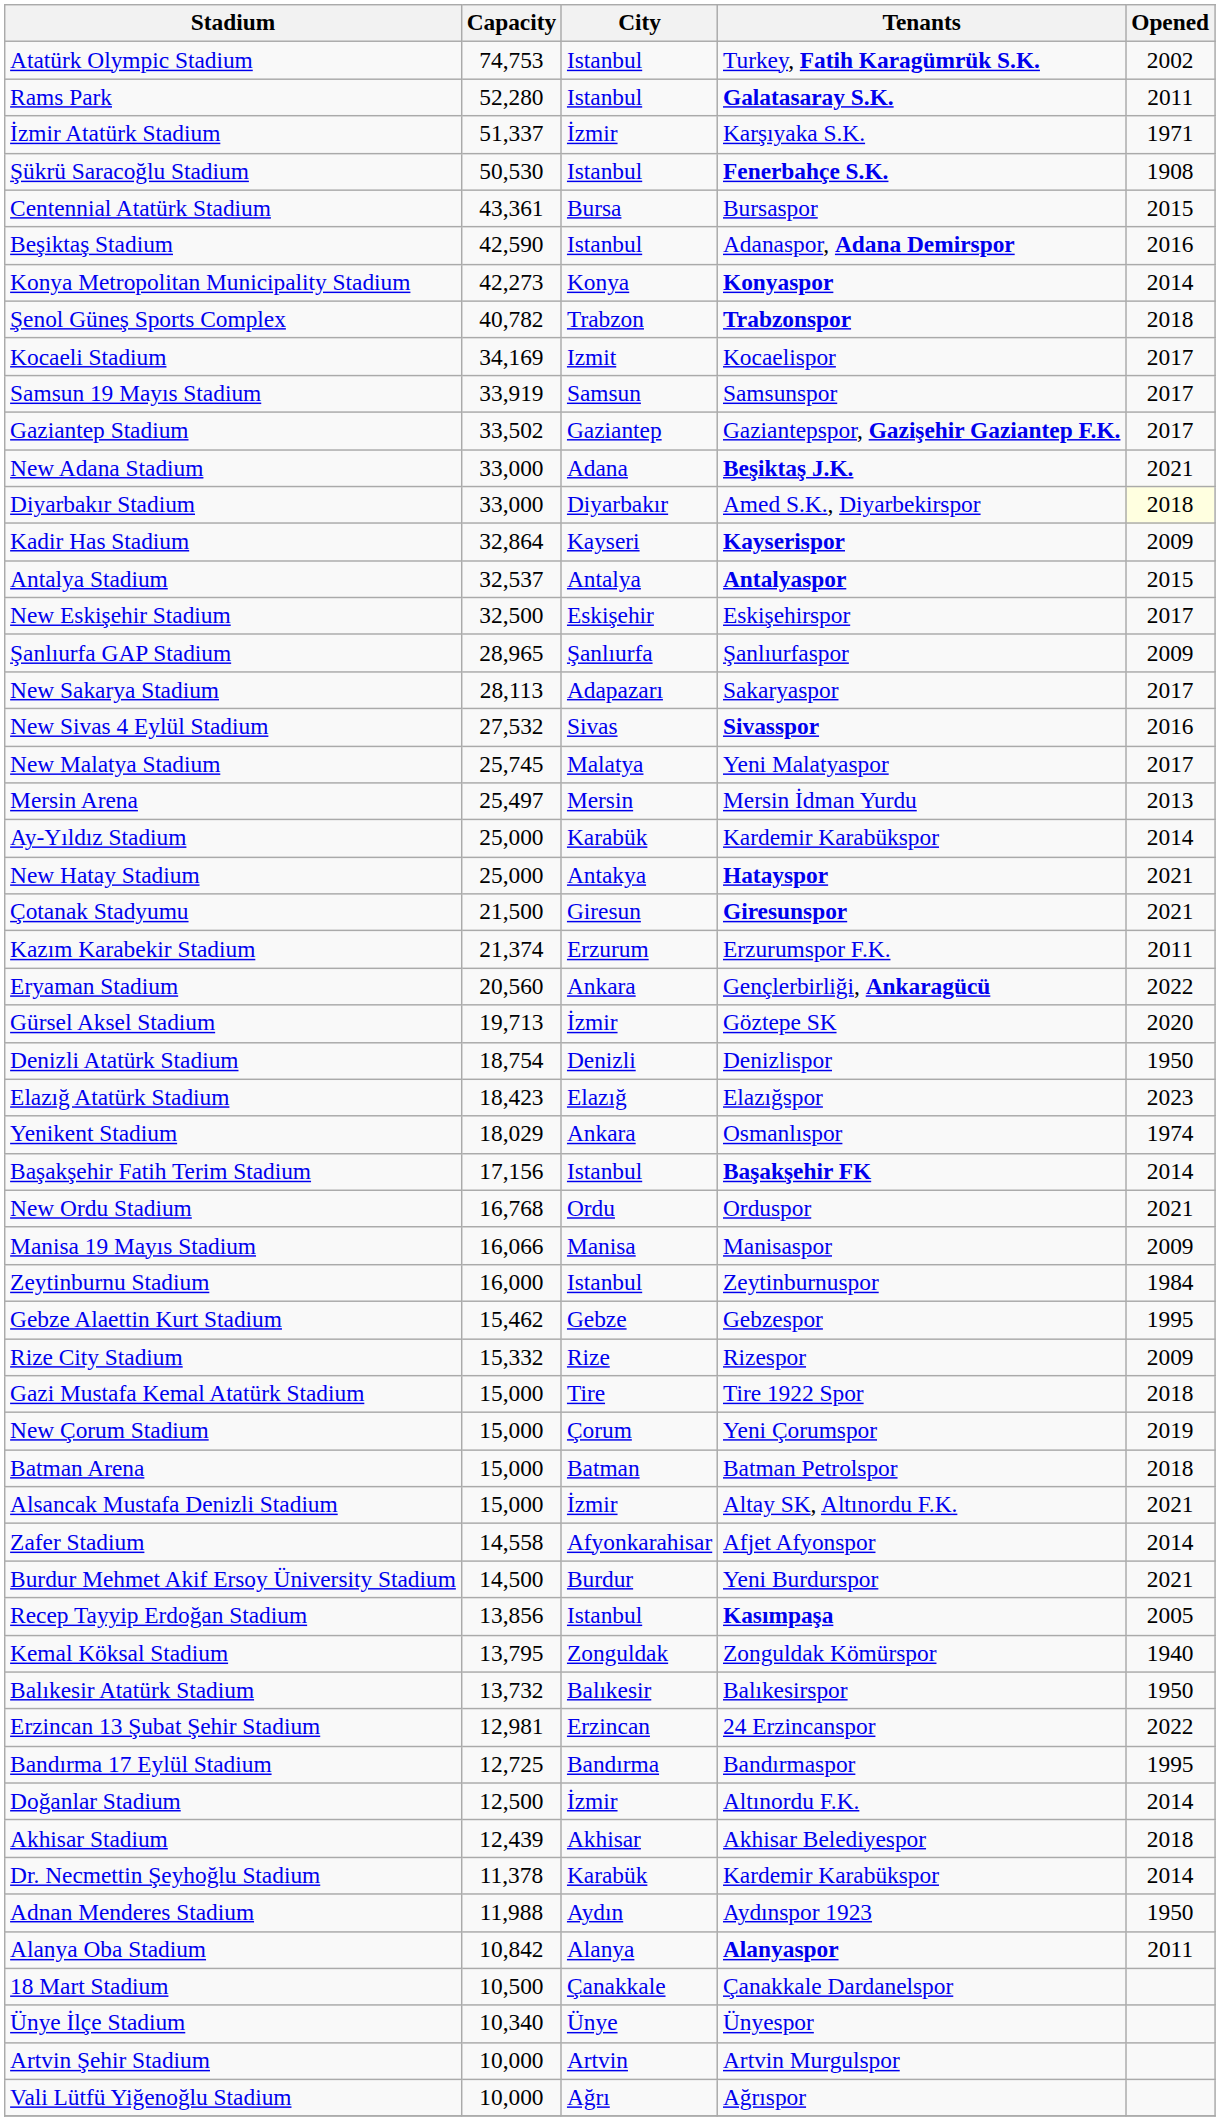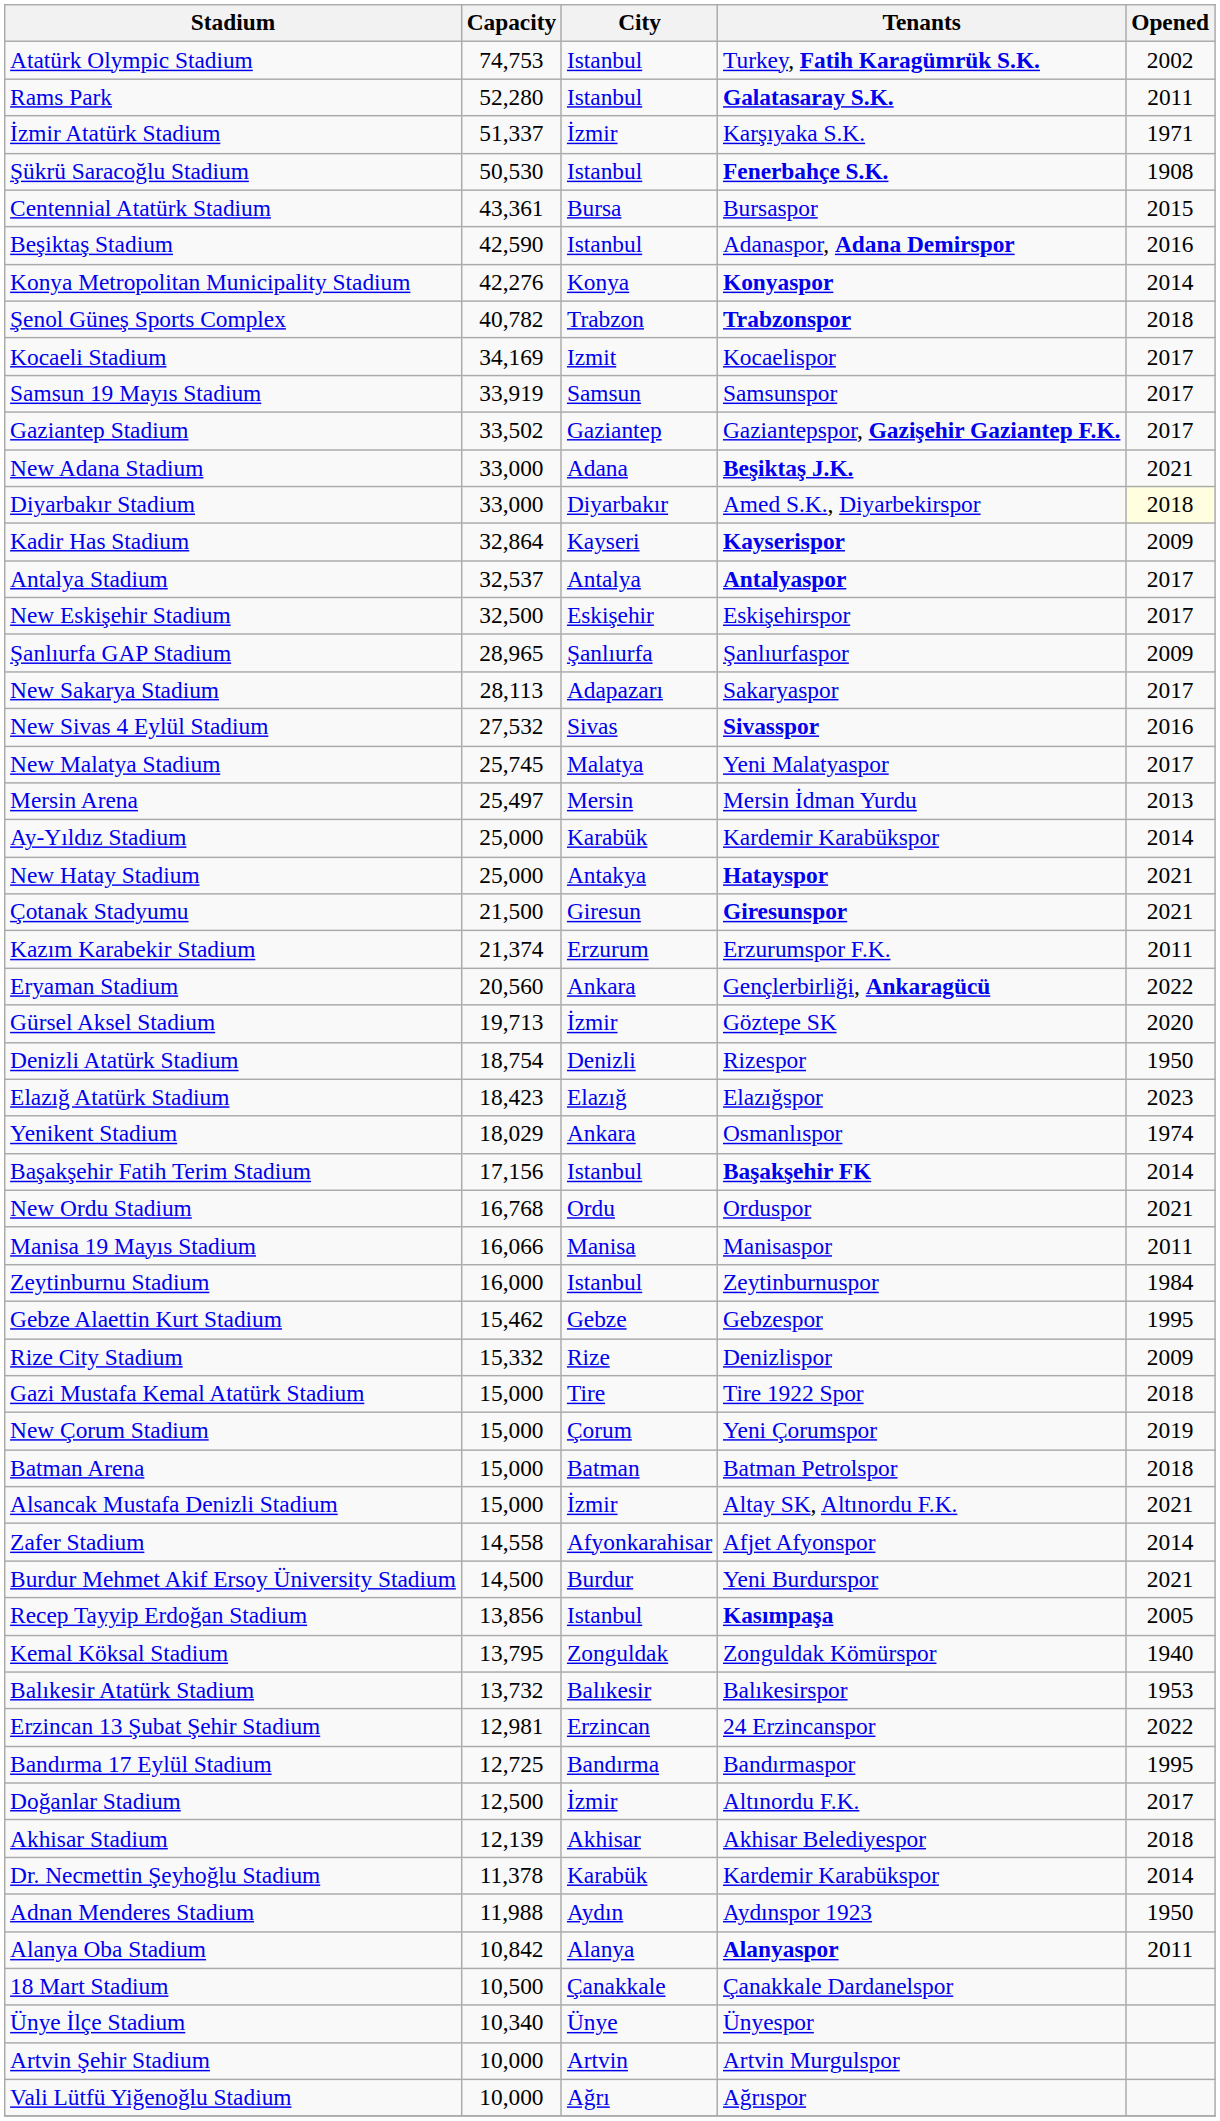(511, 282) 42,273 -> (511, 282) 42,276
(1170, 578) 2015 -> (1170, 578) 2017
(778, 1060) Denizlispor -> (765, 1060) Rizespor
(1170, 1245) 2009 -> (1170, 1245) 2011
(765, 1356) Rizespor -> (778, 1356) Denizlispor
(1170, 1690) 1950 -> (1170, 1690) 1953
(1170, 1801) 2014 -> (1170, 1801) 2017
(511, 1838) 12,439 -> (511, 1838) 12,139
